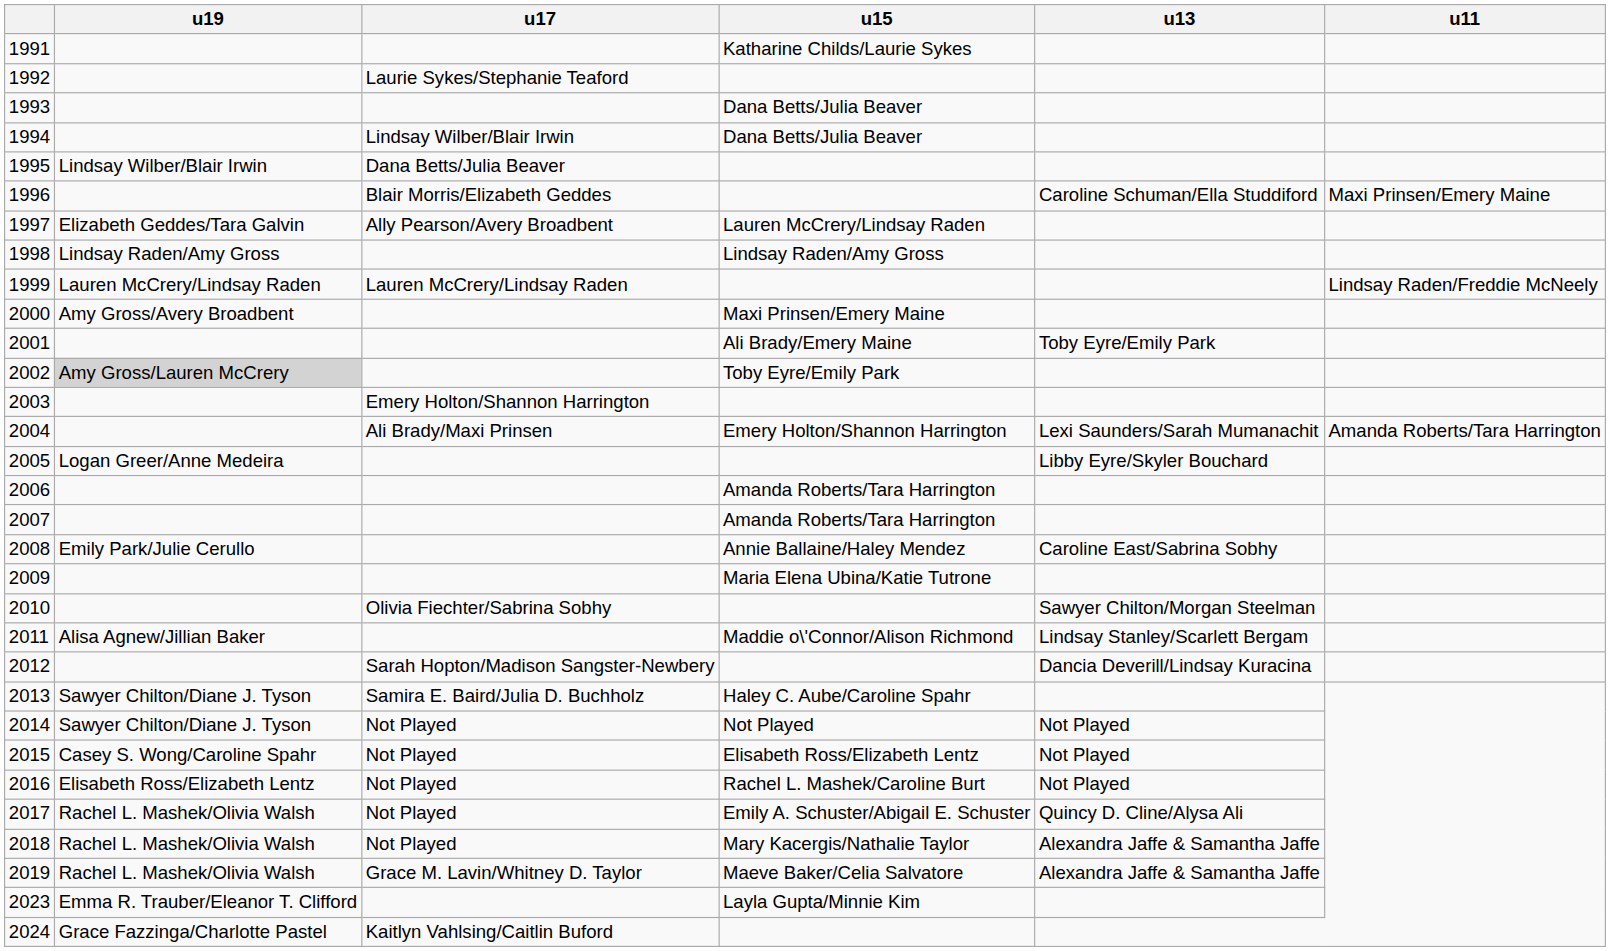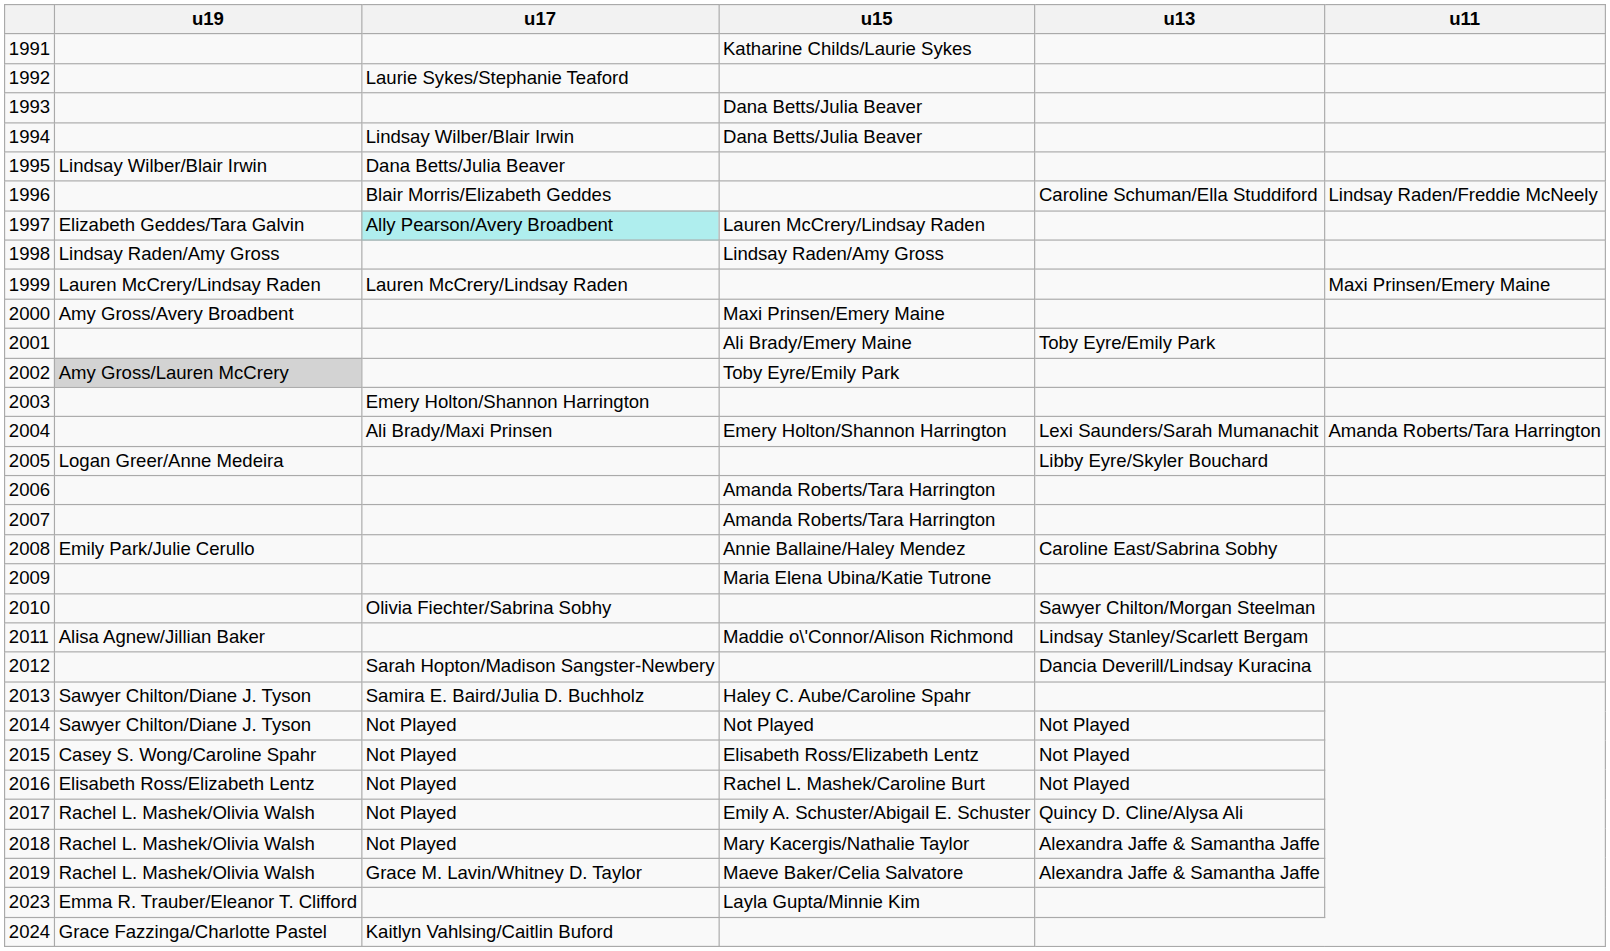(1439, 195) Maxi Prinsen/Emery Maine -> (1463, 195) Lindsay Raden/Freddie McNeely
(489, 225) no background -> (489, 225) paleturquoise background
(1463, 284) Lindsay Raden/Freddie McNeely -> (1439, 284) Maxi Prinsen/Emery Maine
